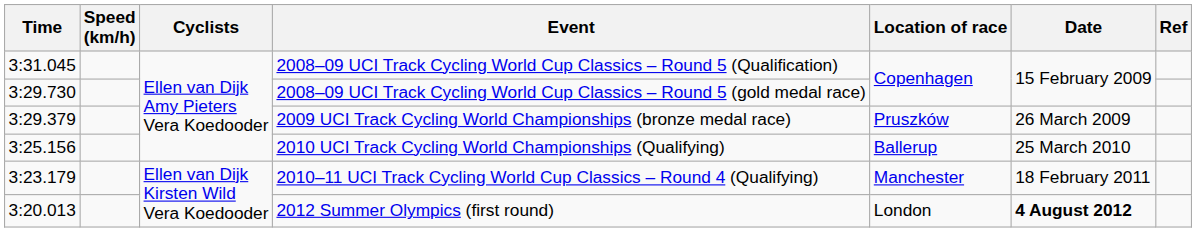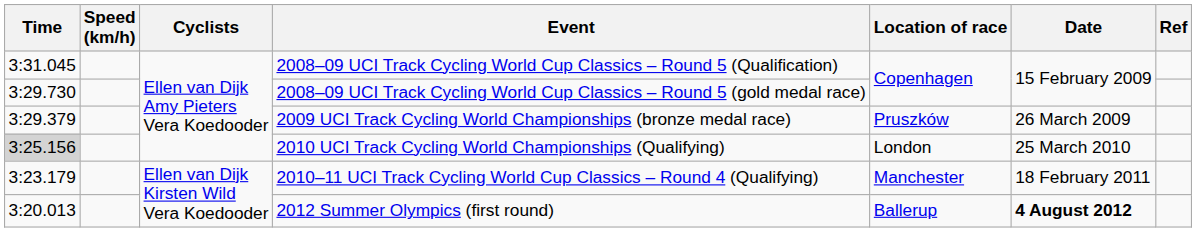(42, 147) no background -> (42, 147) lightgrey background
(906, 147) Ballerup -> (903, 147) London
(903, 210) London -> (906, 210) Ballerup
